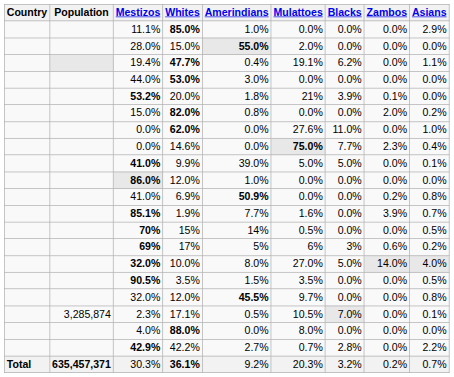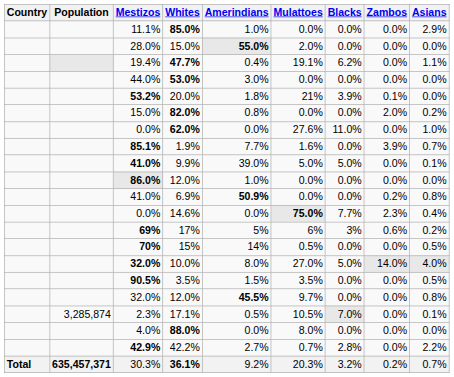rows swapped: (148, 146) <-> (145, 213)
rows swapped: (150, 230) <-> (150, 247)
